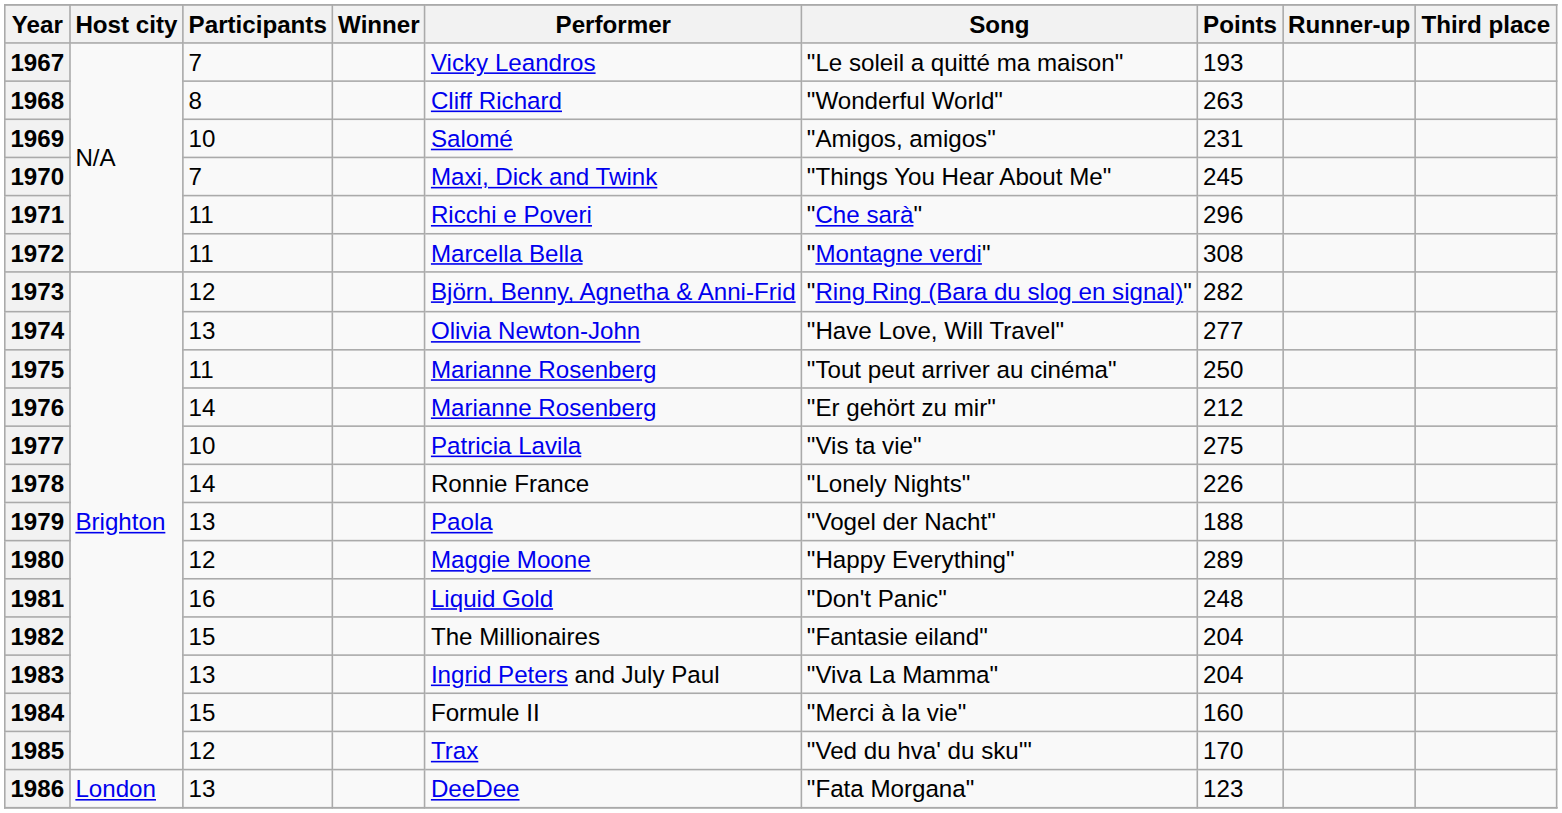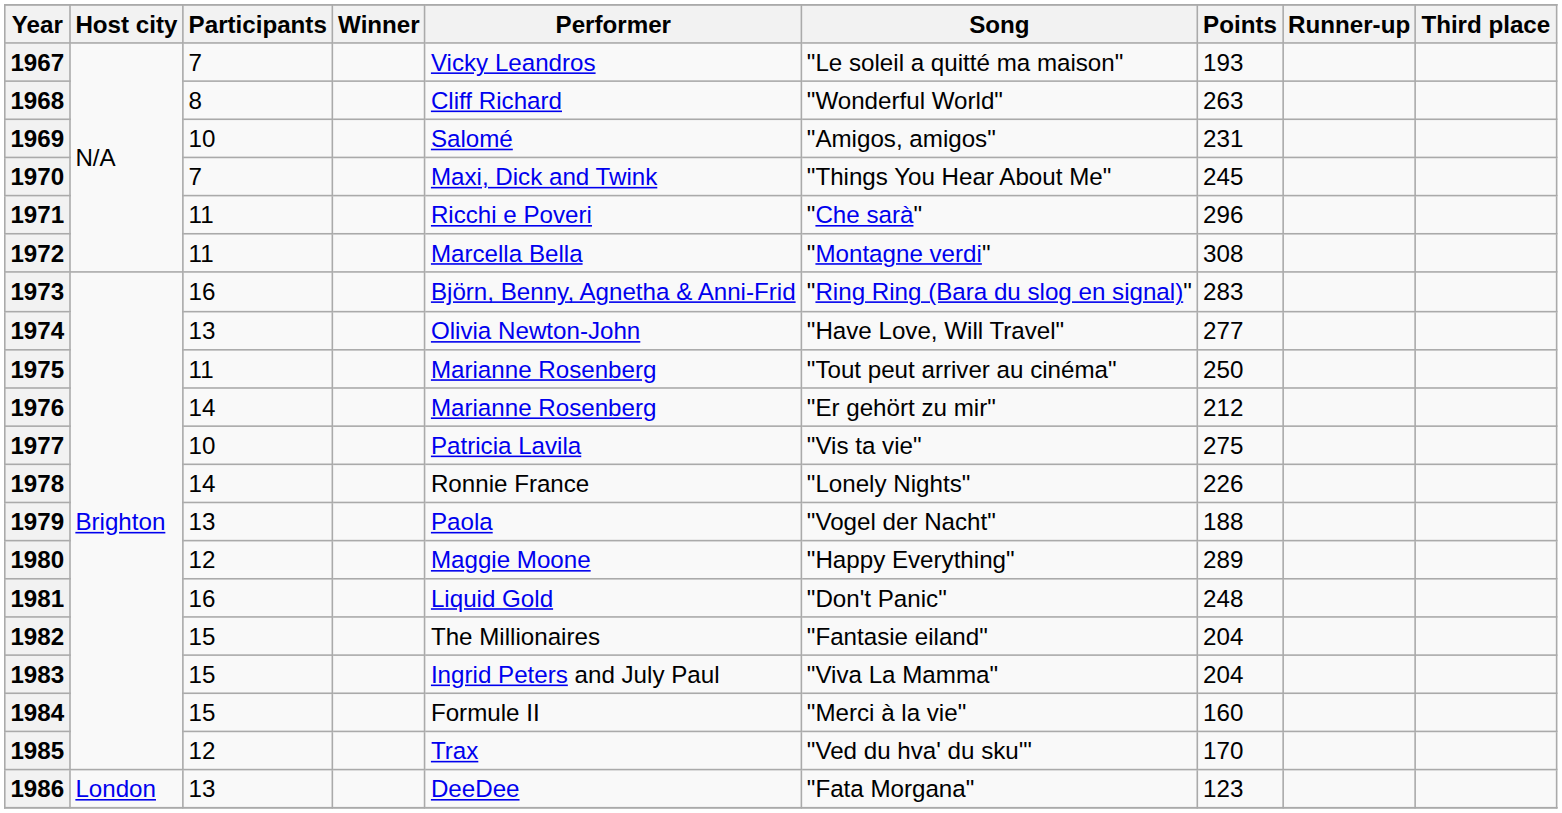(202, 292) 12 -> (202, 292) 16
(1223, 292) 282 -> (1223, 292) 283
(202, 675) 13 -> (202, 675) 15
